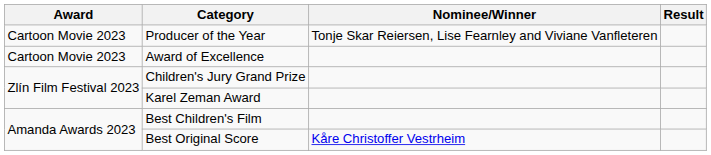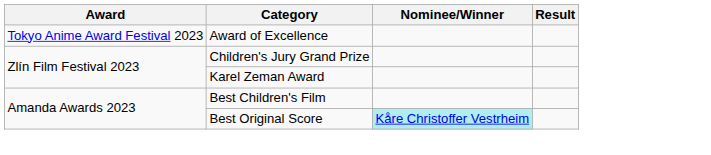- row: (205, 35)
(67, 56) Cartoon Movie 2023 -> (105, 35) Tokyo Anime Award Festival 2023
(388, 139) no background -> (452, 118) paleturquoise background
